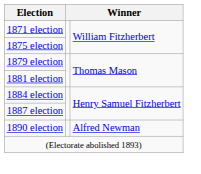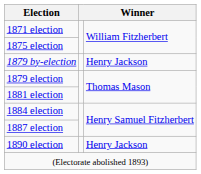+ row: (42, 62)
(106, 128) Alfred Newman -> (117, 144) Henry Jackson
